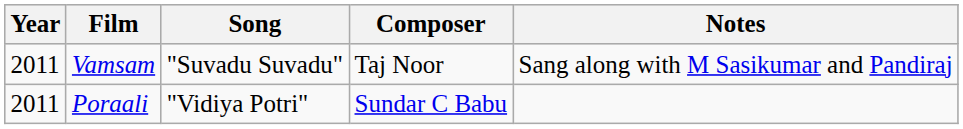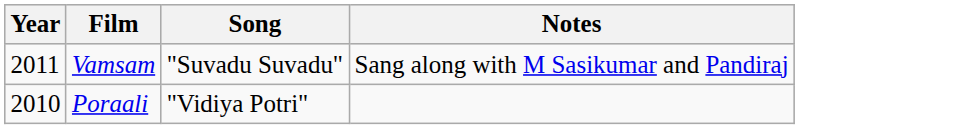- column: (431, 24)
(35, 103) 2011 -> (35, 103) 2010
